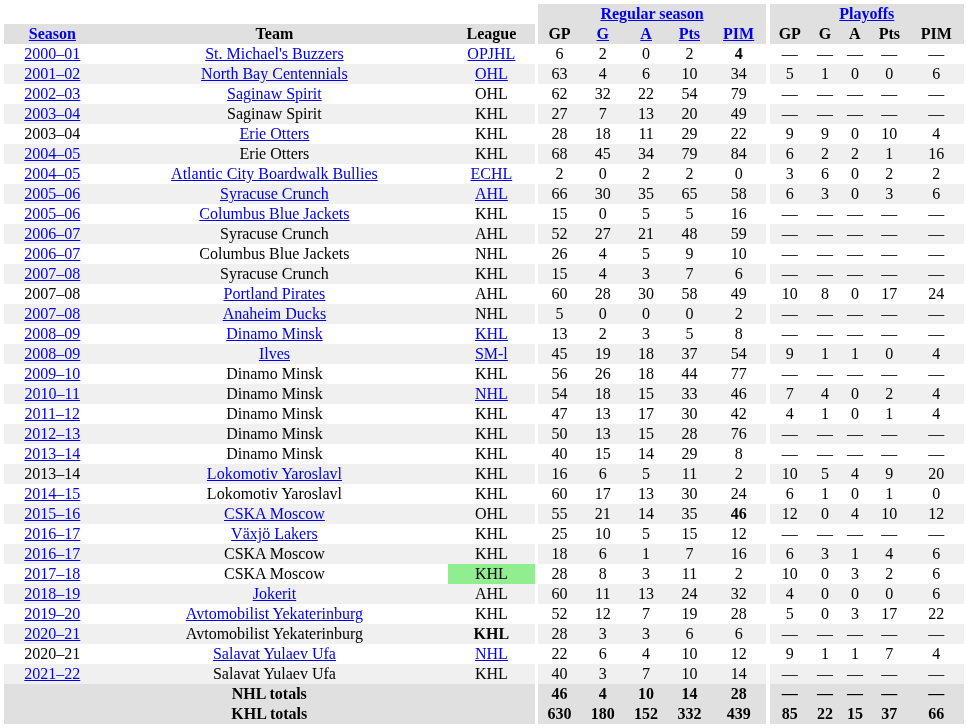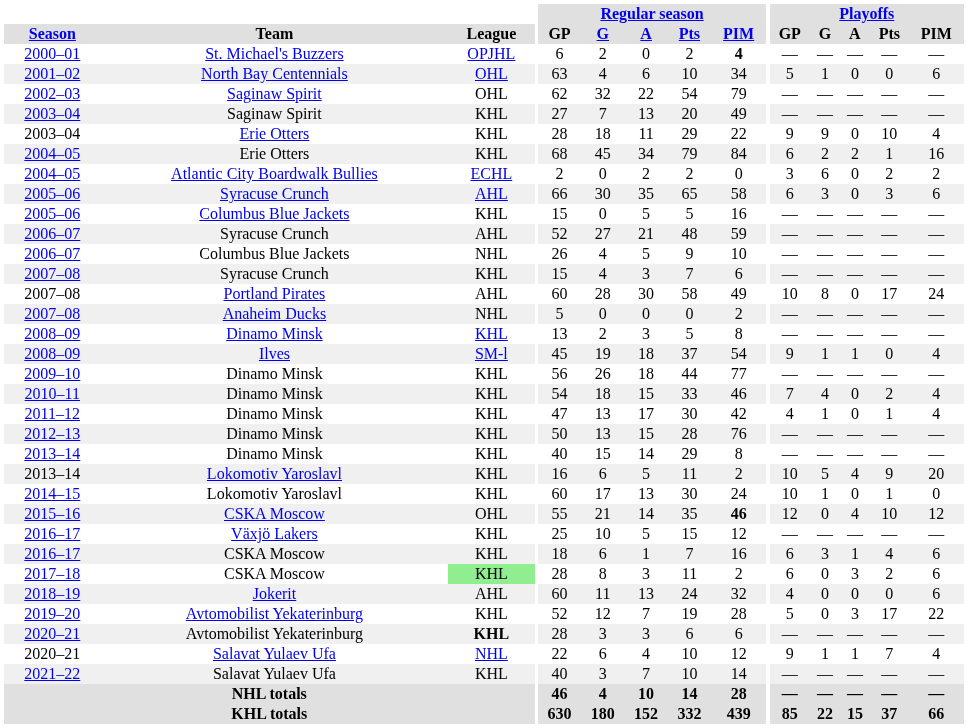(491, 394) NHL -> (491, 394) KHL
(790, 494) 6 -> (790, 494) 10
(790, 574) 10 -> (790, 574) 6
